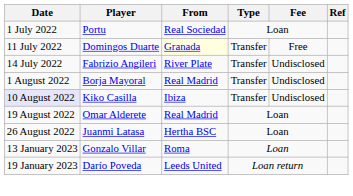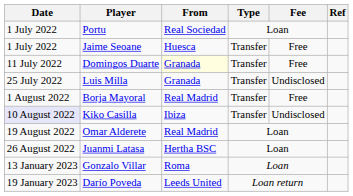+ row: (112, 47)
- row: (119, 64)
+ row: (105, 81)
(298, 81) Undisclosed -> (298, 98) Free
